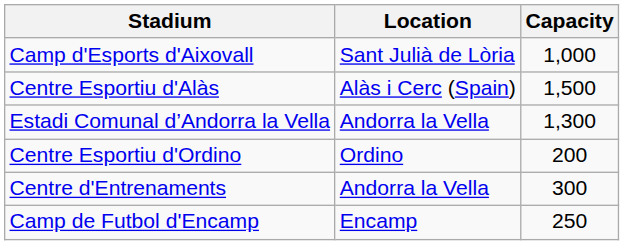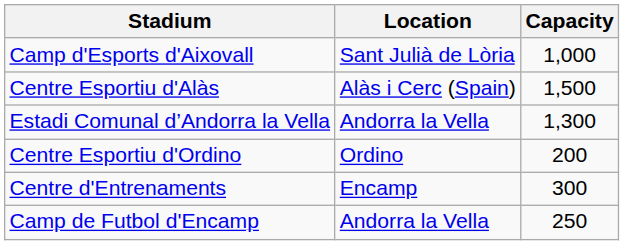(414, 188) Andorra la Vella -> (379, 188) Encamp
(379, 222) Encamp -> (414, 222) Andorra la Vella
